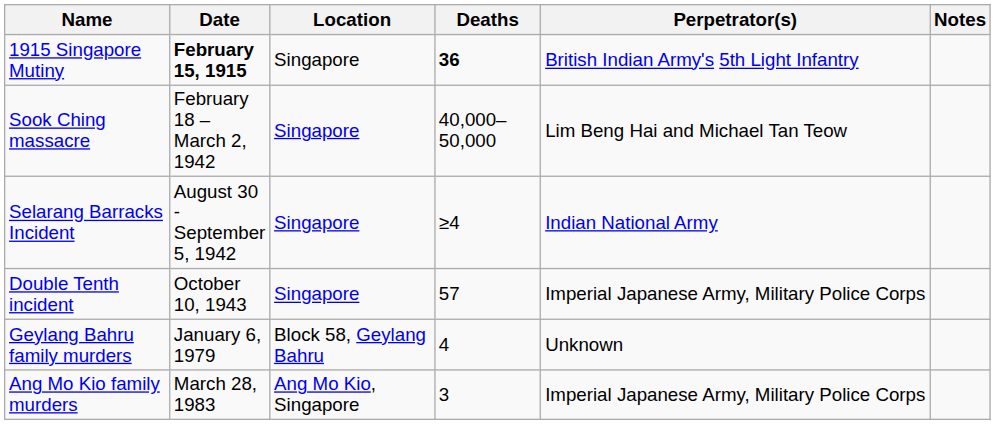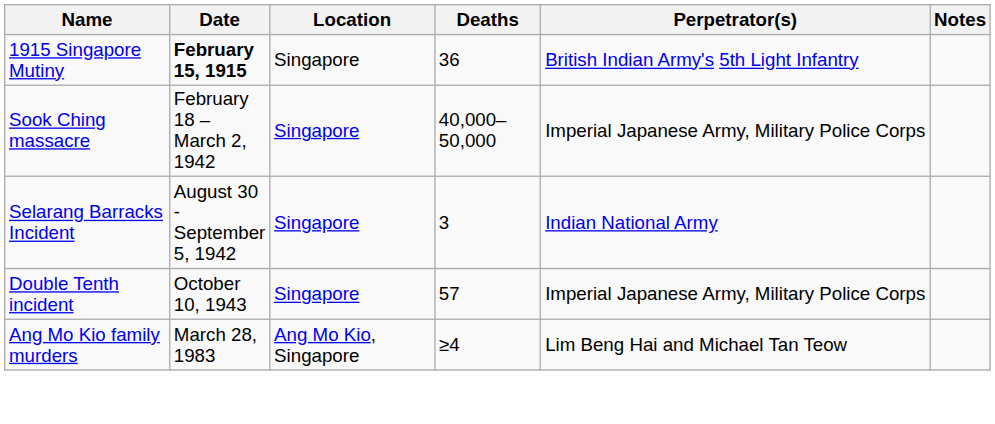(449, 60) bold -> (449, 60) normal
(696, 131) Lim Beng Hai and Michael Tan Teow -> (735, 131) Imperial Japanese Army, Military Police Corps
(449, 223) ≥4 -> (444, 223) 3
- row: (71, 345)
(444, 395) 3 -> (449, 345) ≥4
(735, 395) Imperial Japanese Army, Military Police Corps -> (696, 345) Lim Beng Hai and Michael Tan Teow
